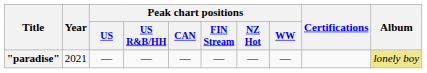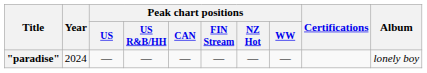(76, 58) 2021 -> (76, 58) 2024
(396, 58) khaki background -> (396, 58) no background
